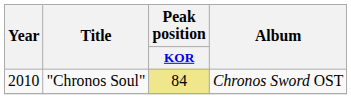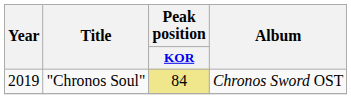(24, 81) 2010 -> (24, 81) 2019
